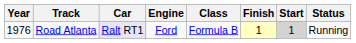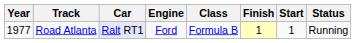(19, 30) 1976 -> (19, 30) 1977
(291, 30) lightgrey background -> (291, 30) no background
